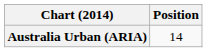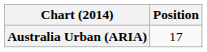(176, 36) 14 -> (176, 36) 17
